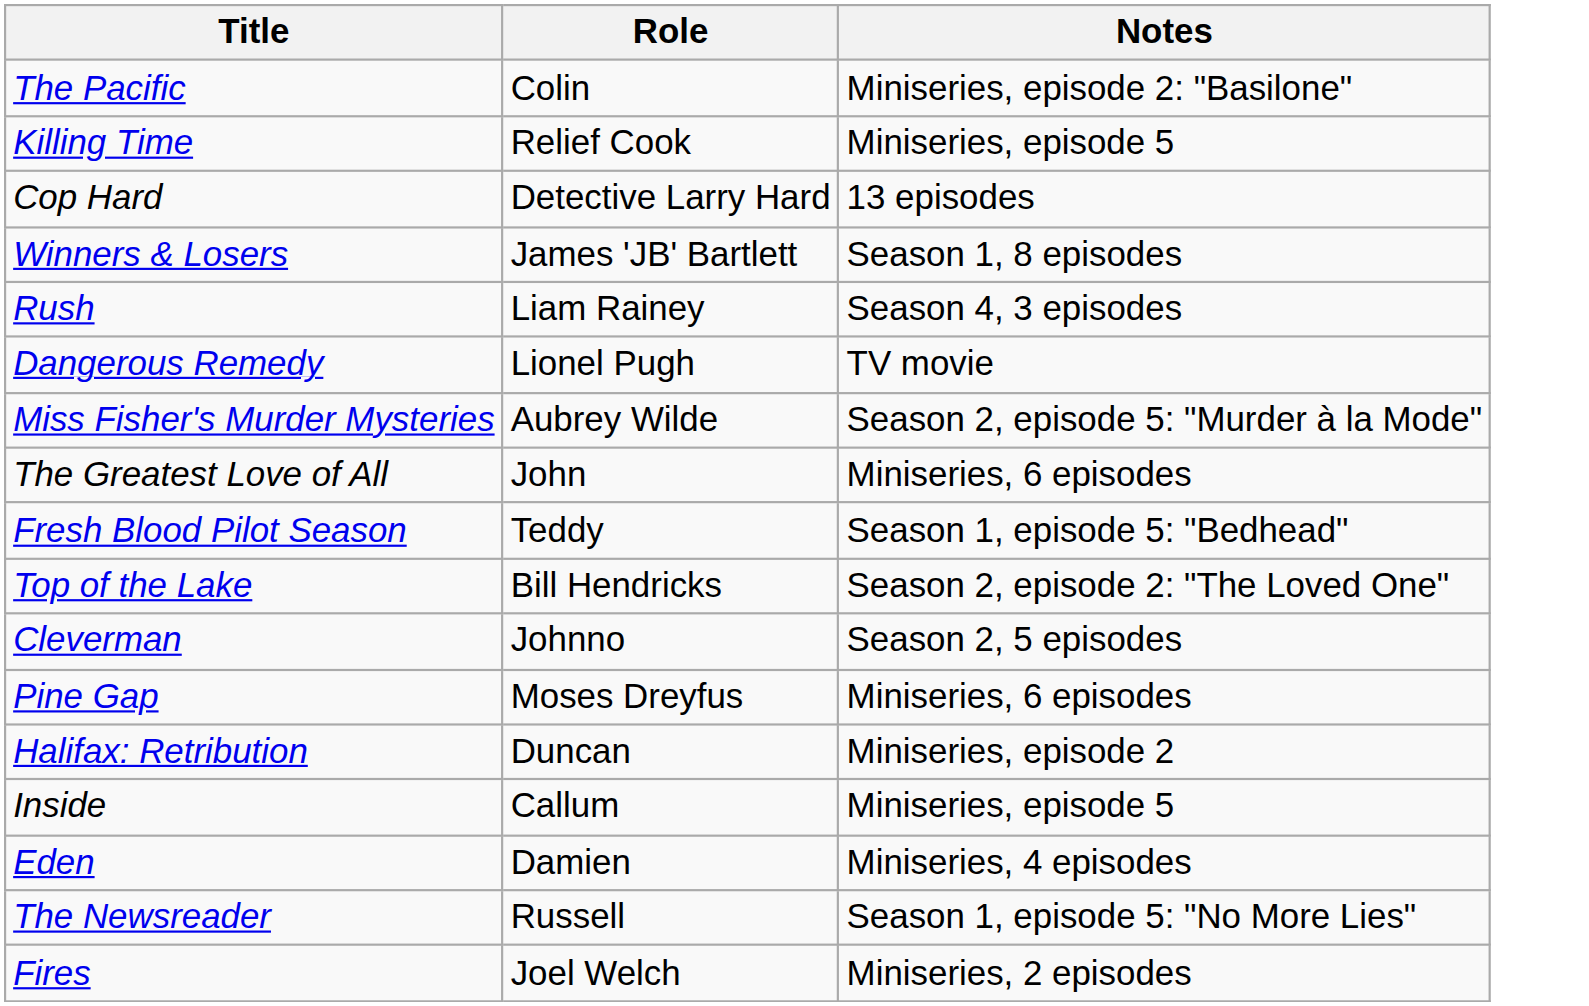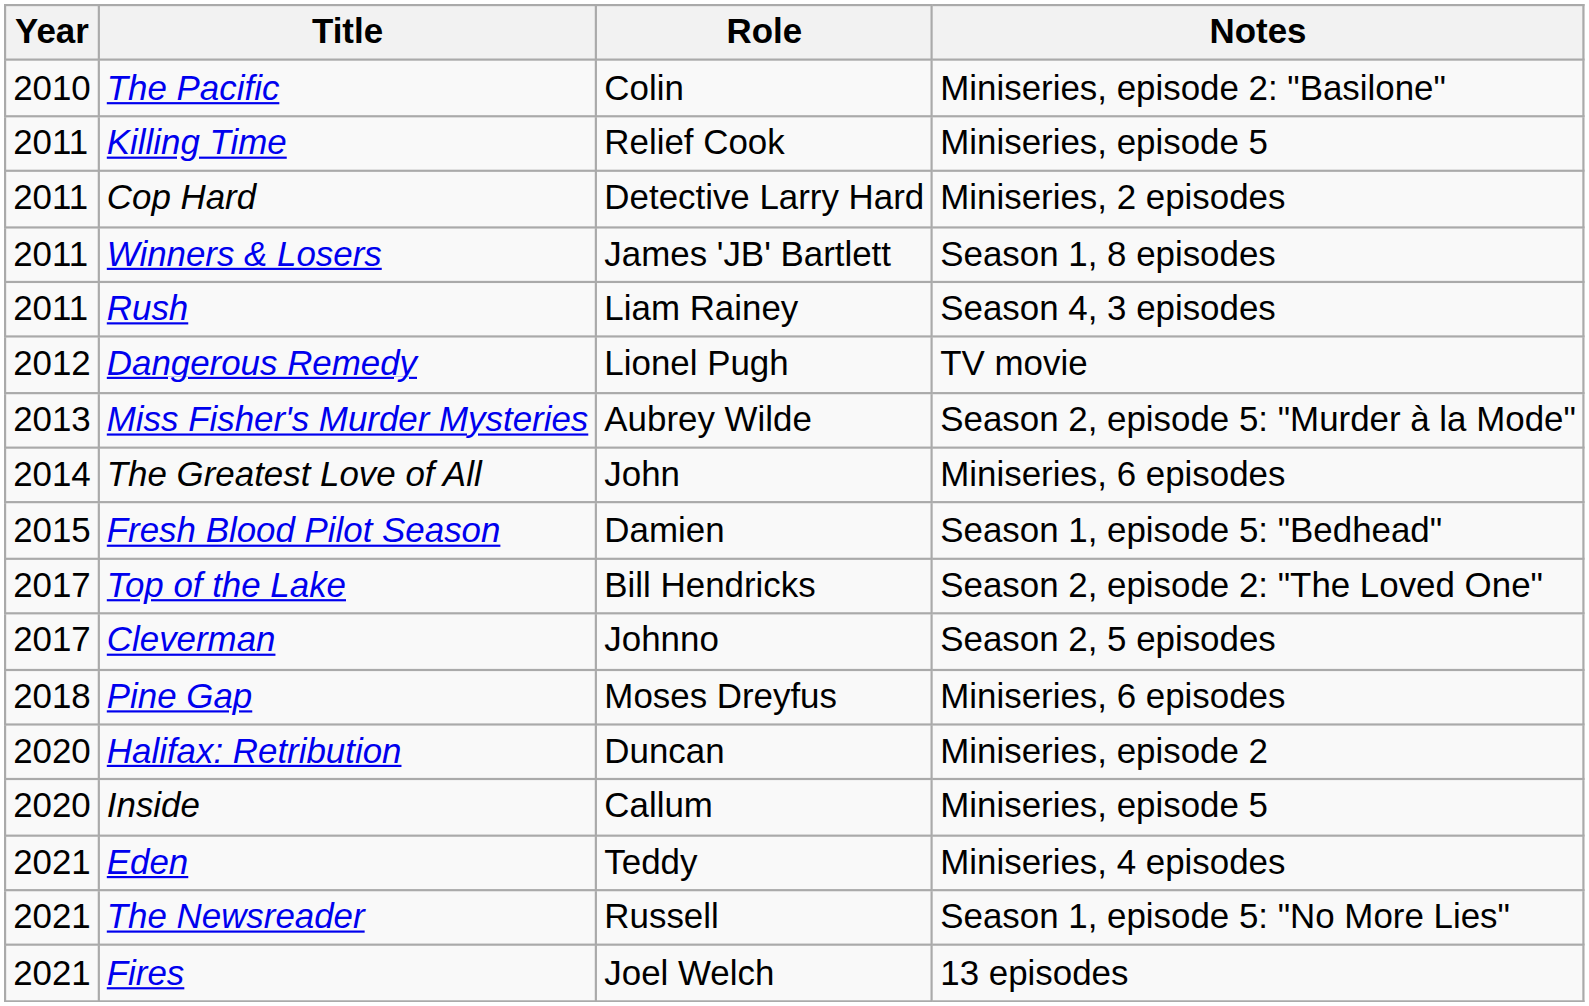+ column: (52, 32)
(941, 198) 13 episodes -> (1113, 198) Miniseries, 2 episodes
(557, 530) Teddy -> (664, 530) Damien
(571, 861) Damien -> (651, 861) Teddy
(1019, 972) Miniseries, 2 episodes -> (1034, 972) 13 episodes
